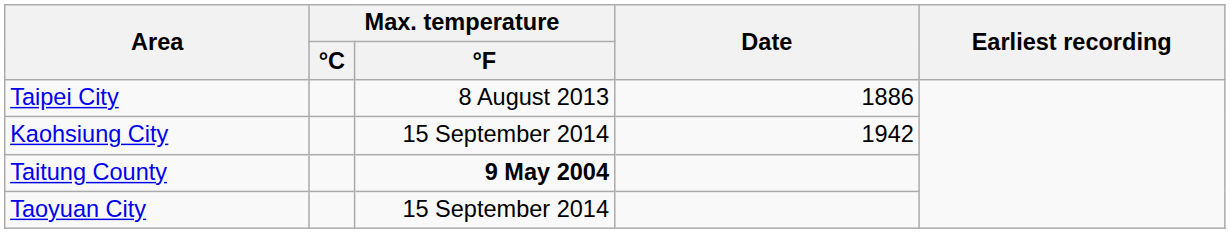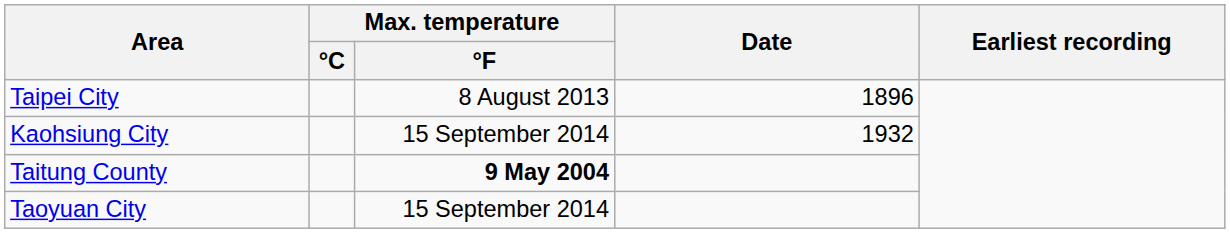(888, 97) 1886 -> (888, 97) 1896
(888, 135) 1942 -> (888, 135) 1932
